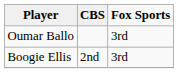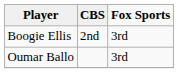rows swapped: (41, 36) <-> (39, 57)
